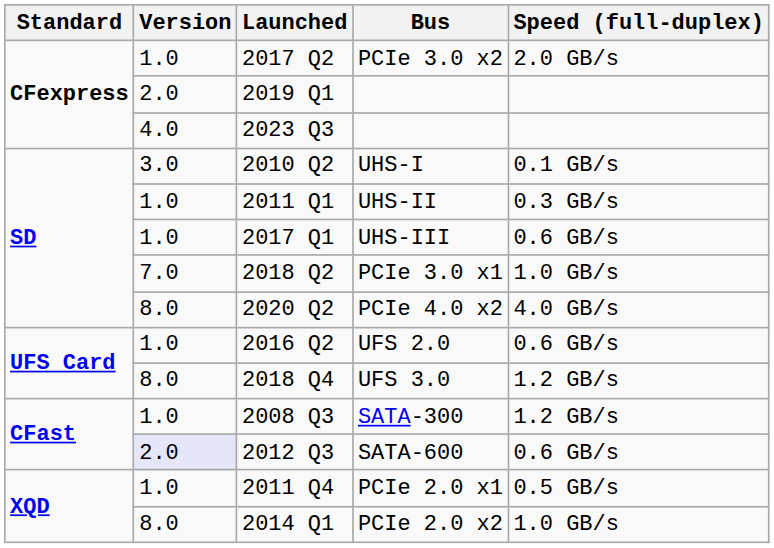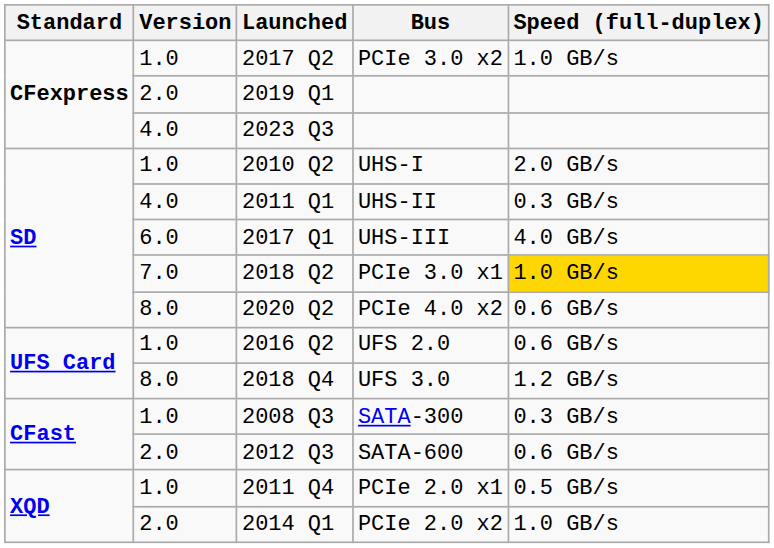(566, 59) 2.0 GB/s -> (566, 59) 1.0 GB/s
(159, 166) 3.0 -> (159, 166) 1.0
(566, 166) 0.1 GB/s -> (566, 166) 2.0 GB/s
(159, 202) 1.0 -> (159, 202) 4.0
(159, 238) 1.0 -> (159, 238) 6.0
(566, 238) 0.6 GB/s -> (566, 238) 4.0 GB/s
(566, 273) no background -> (566, 273) gold background
(566, 309) 4.0 GB/s -> (566, 309) 0.6 GB/s
(566, 417) 1.2 GB/s -> (566, 417) 0.3 GB/s
(159, 452) lavender background -> (159, 452) no background
(159, 524) 8.0 -> (159, 524) 2.0
